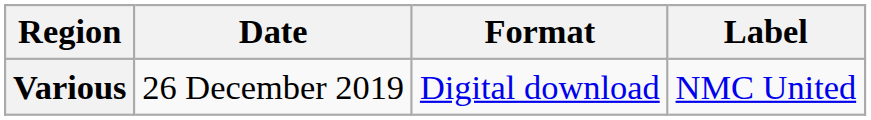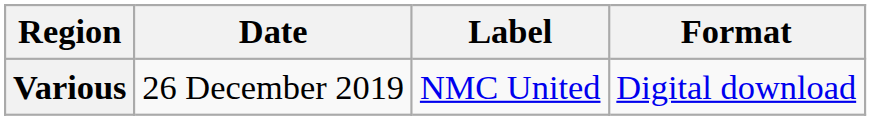columns swapped: (540, 31) <-> (766, 31)
